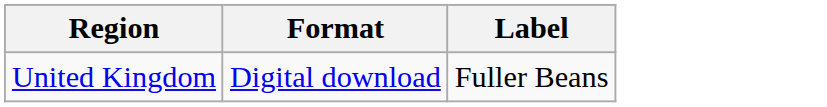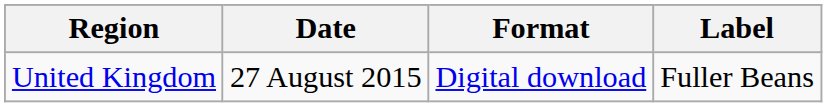+ column: (326, 28)
